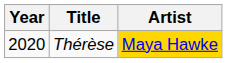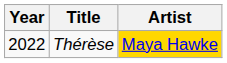(27, 44) 2020 -> (27, 44) 2022
